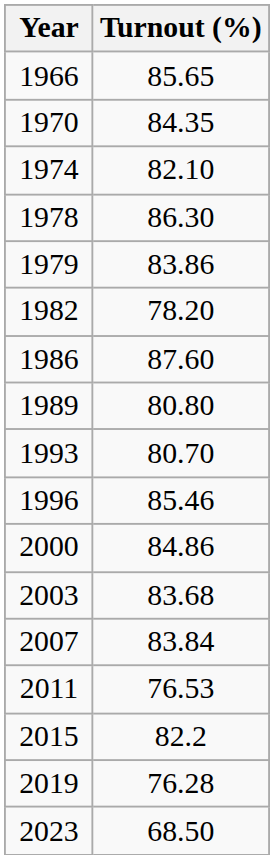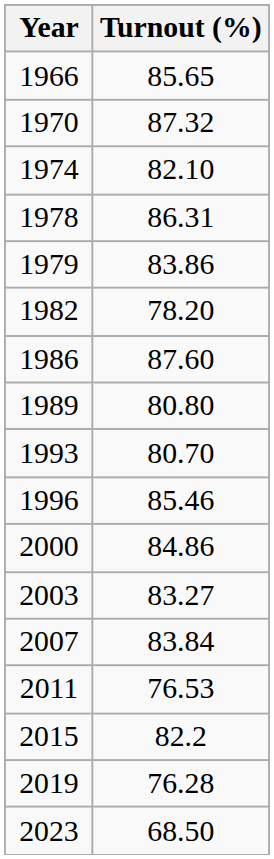(181, 122) 84.35 -> (181, 122) 87.32
(181, 216) 86.30 -> (181, 216) 86.31
(181, 594) 83.68 -> (181, 594) 83.27
